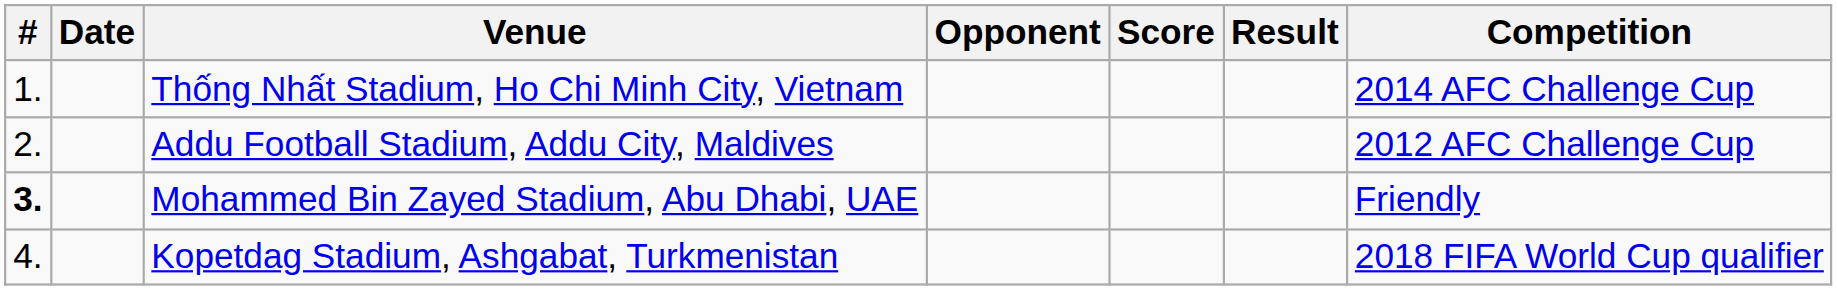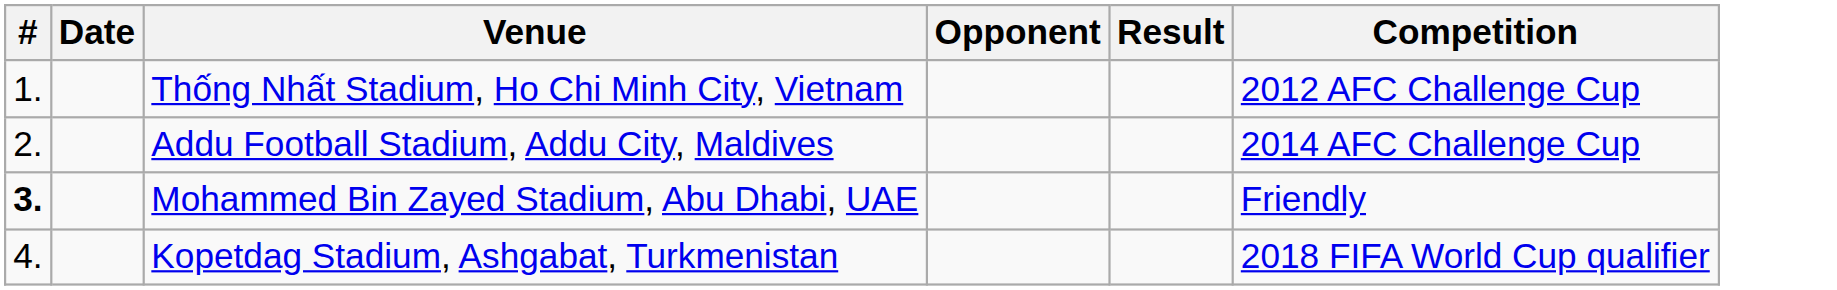- column: (1166, 32)
(1554, 88) 2014 AFC Challenge Cup -> (1440, 88) 2012 AFC Challenge Cup
(1554, 144) 2012 AFC Challenge Cup -> (1440, 144) 2014 AFC Challenge Cup
